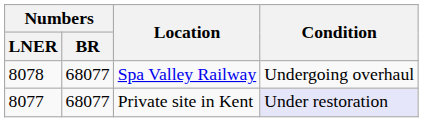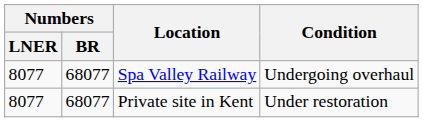(26, 74) 8078 -> (26, 74) 8077
(326, 102) lavender background -> (326, 102) no background
